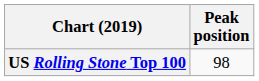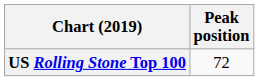(222, 62) 98 -> (222, 62) 72
